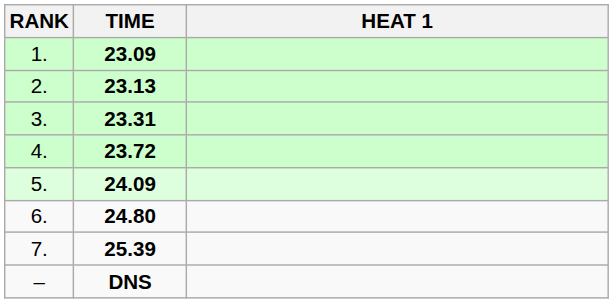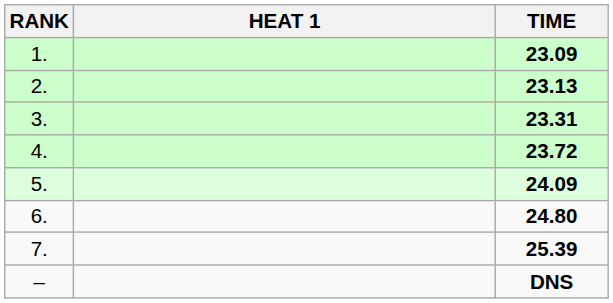columns swapped: (397, 21) <-> (130, 21)
